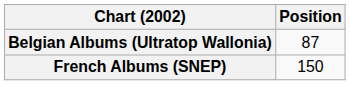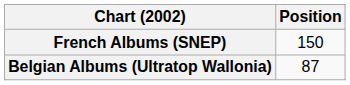rows swapped: (140, 42) <-> (140, 67)
